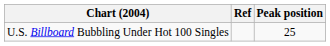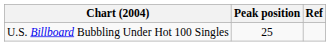columns swapped: (290, 13) <-> (243, 13)
